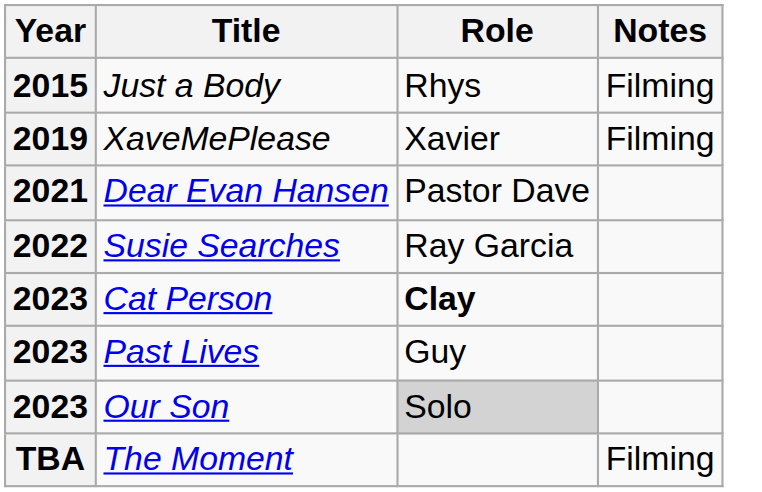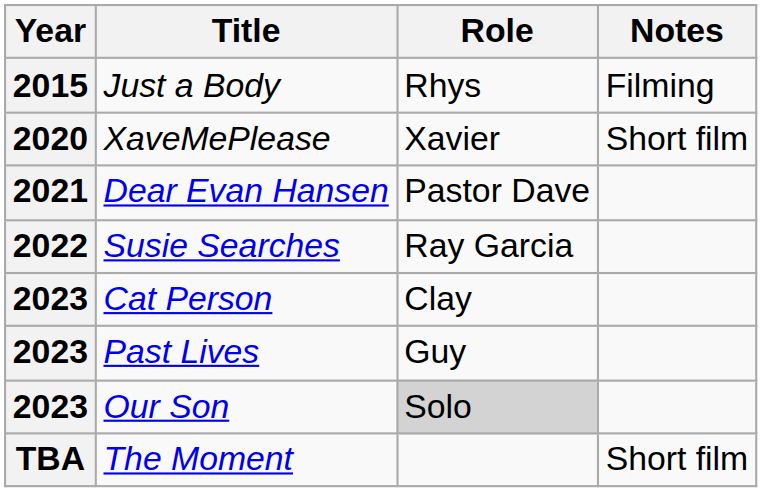(50, 138) 2019 -> (50, 138) 2020
(660, 138) Filming -> (677, 138) Short film
(440, 298) bold -> (438, 298) normal
(660, 459) Filming -> (677, 459) Short film
